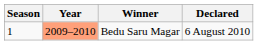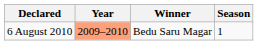columns swapped: (23, 13) <-> (217, 13)
